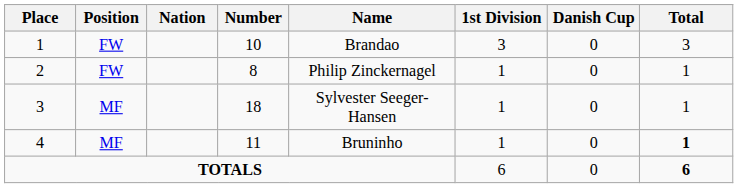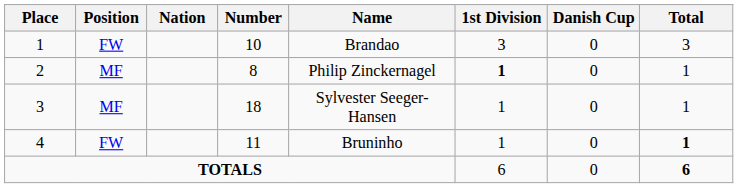(111, 71) FW -> (111, 71) MF
(502, 71) normal -> (502, 71) bold
(111, 143) MF -> (111, 143) FW
